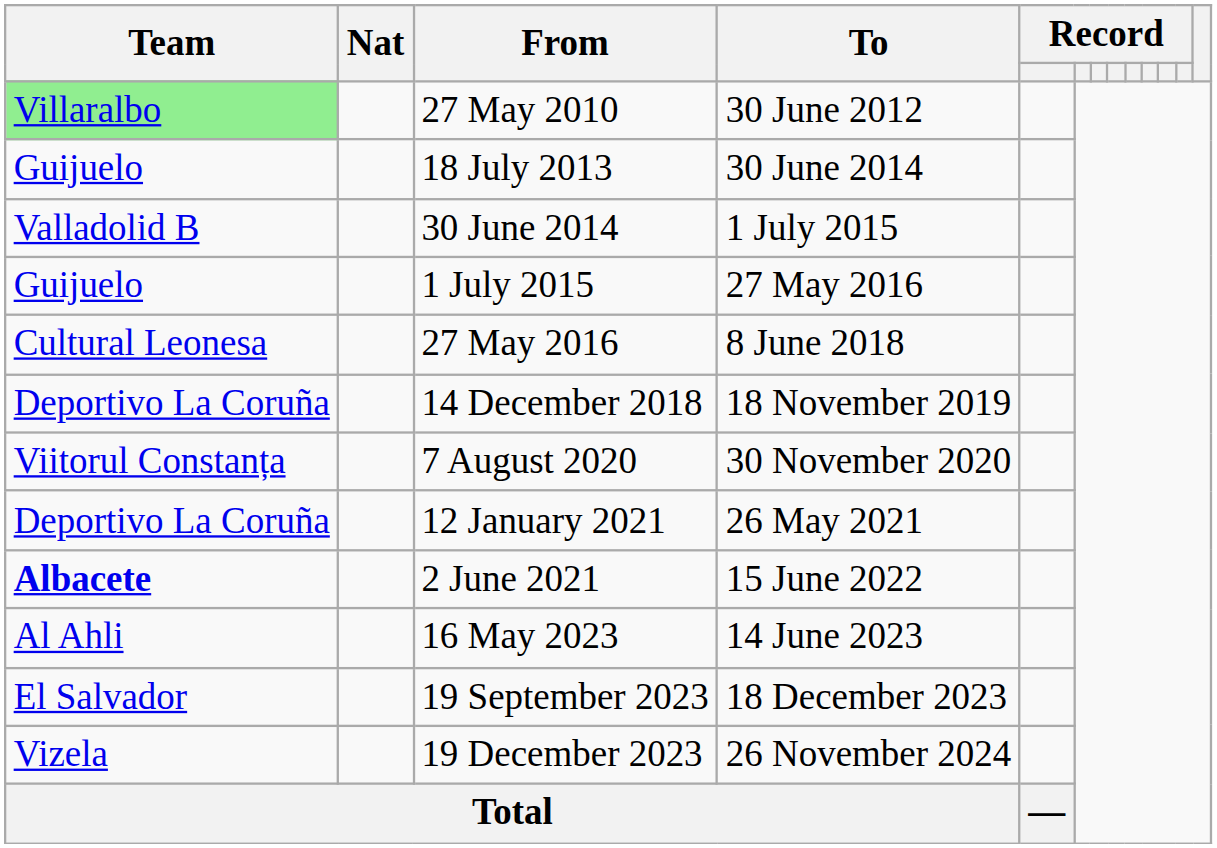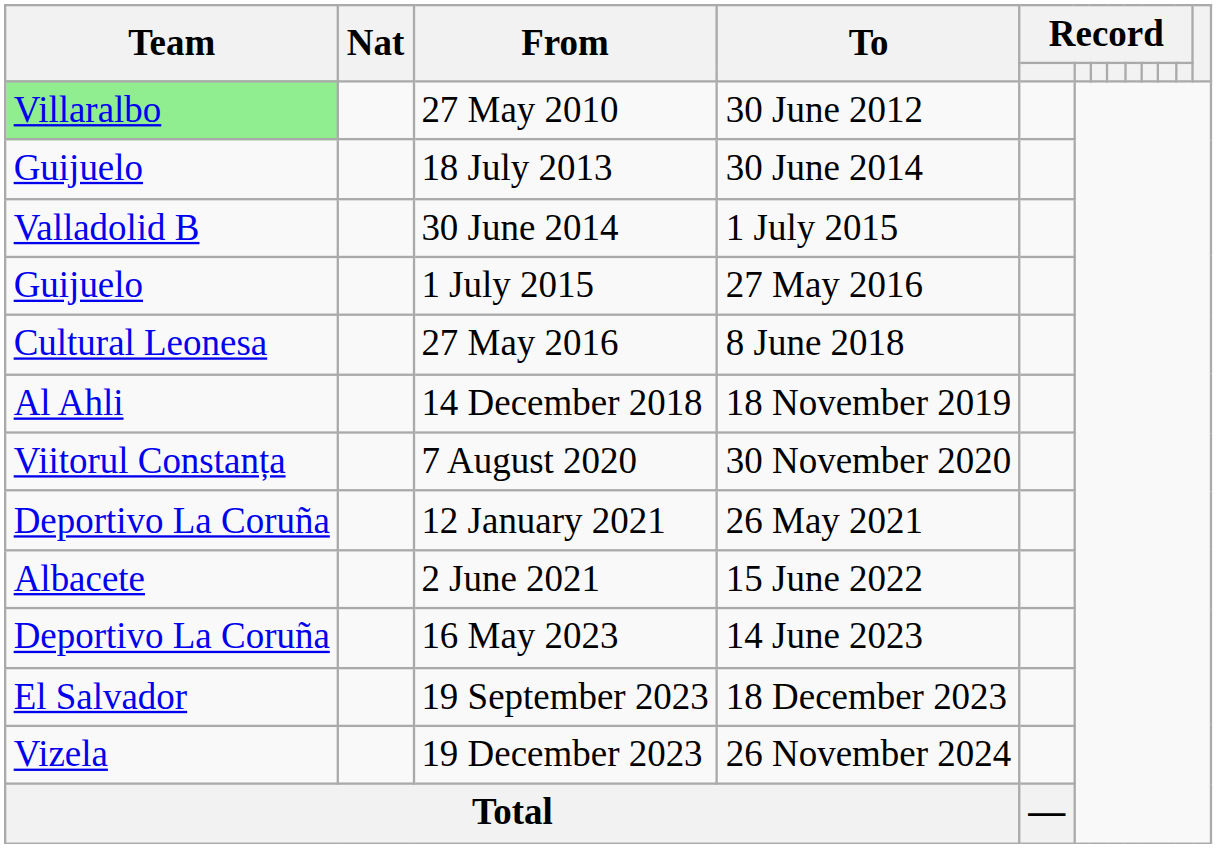(172, 402) Deportivo La Coruña -> (69, 402) Al Ahli
(82, 578) bold -> (79, 578) normal
(69, 637) Al Ahli -> (172, 637) Deportivo La Coruña
